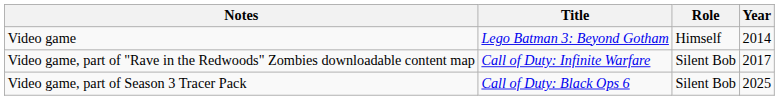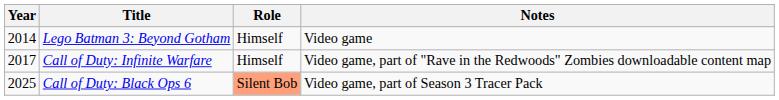columns swapped: (757, 15) <-> (241, 15)
(706, 60) Silent Bob -> (260, 60) Himself
(706, 83) no background -> (267, 83) lightsalmon background
